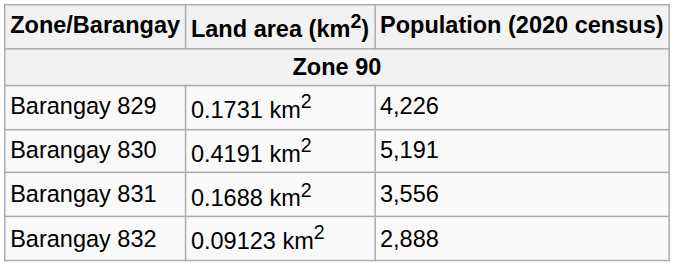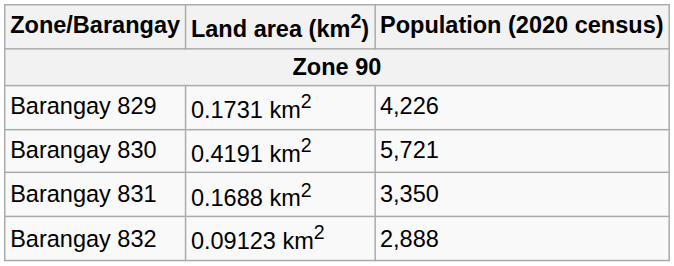(409, 150) 5,191 -> (409, 150) 5,721
(409, 194) 3,556 -> (409, 194) 3,350
